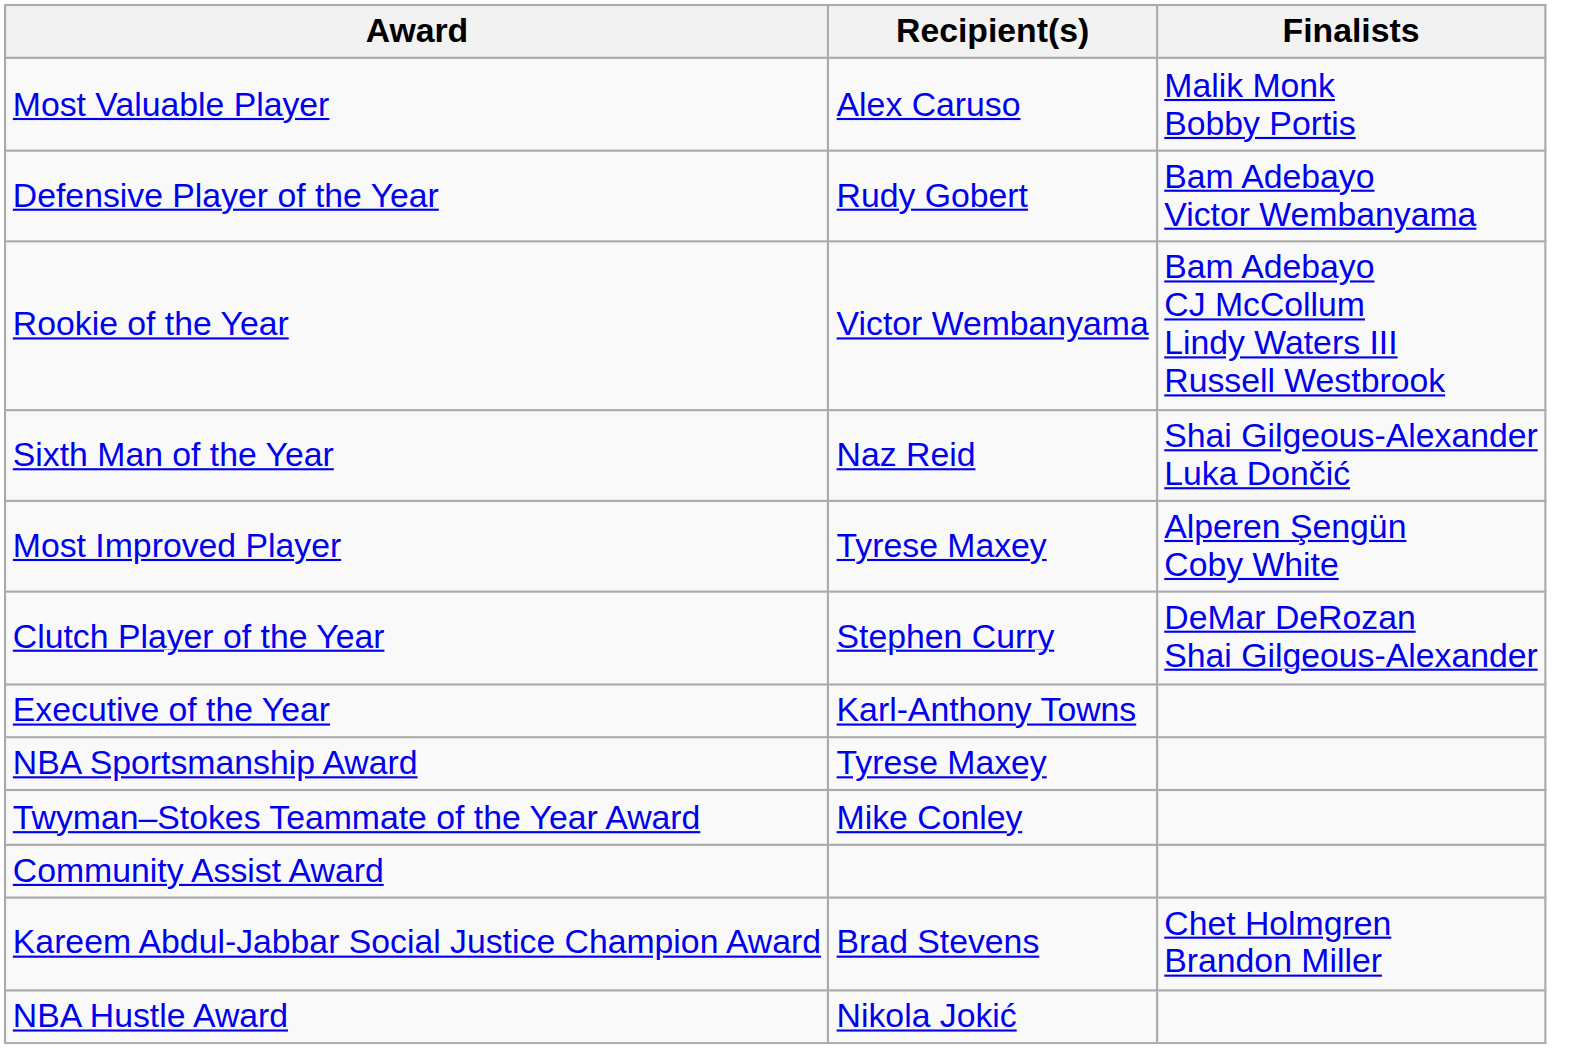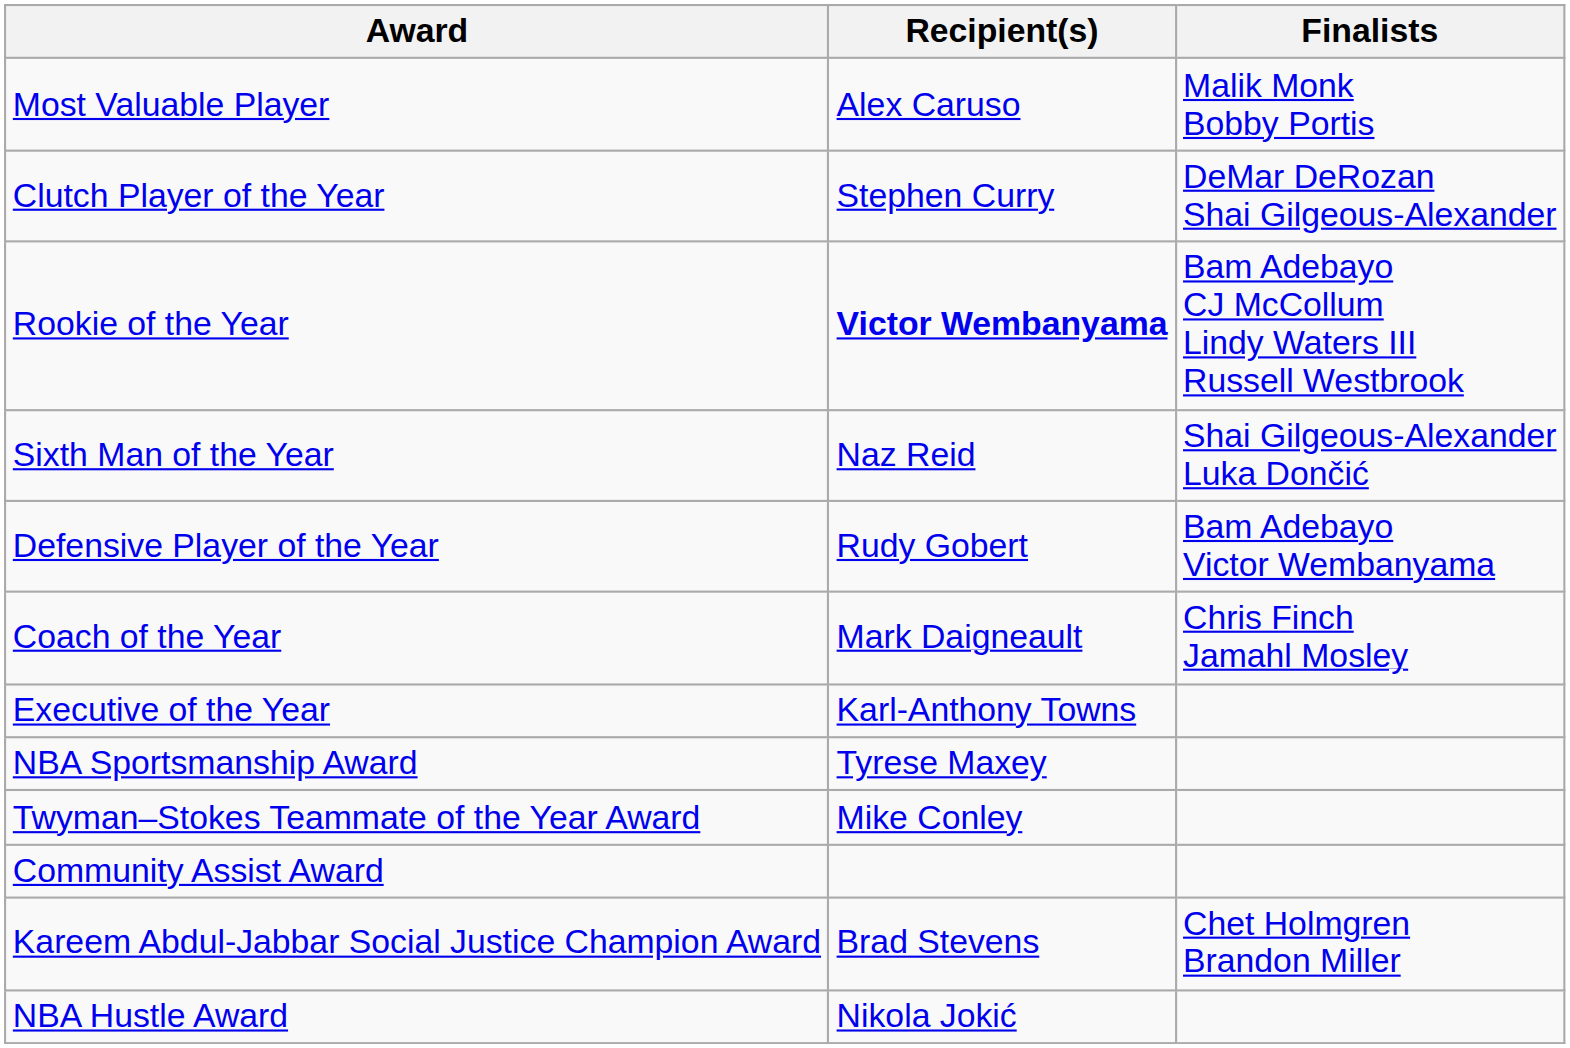rows swapped: (226, 195) <-> (199, 637)
(993, 324) normal -> (1002, 324) bold
- row: (177, 545)
+ row: (147, 637)
